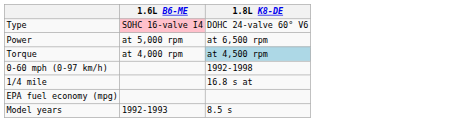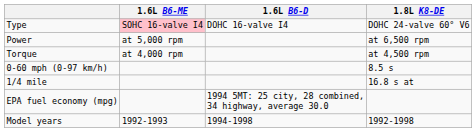+ column: (286, 11)
(237, 54) lightblue background -> (399, 54) no background
(230, 68) 1992-1998 -> (381, 68) 8.5 s
(220, 110) 8.5 s -> (391, 120) 1992-1998
